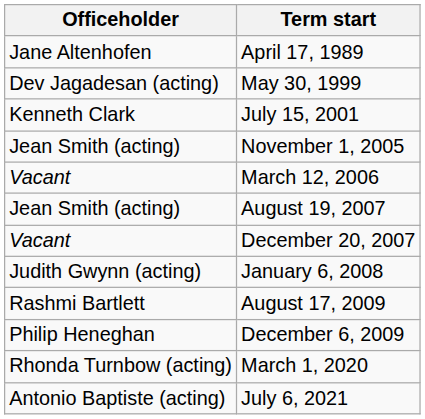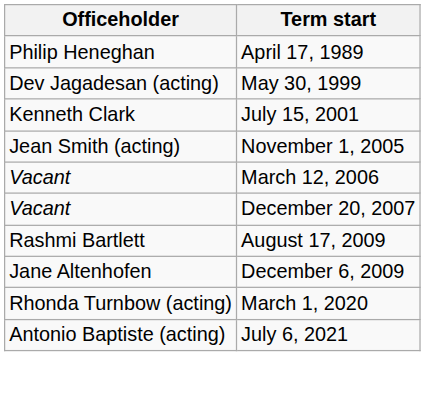(80, 51) Jane Altenhofen -> (82, 51) Philip Heneghan
- row: (313, 209)
- row: (312, 271)
(82, 334) Philip Heneghan -> (80, 271) Jane Altenhofen
